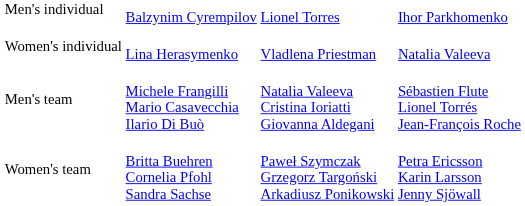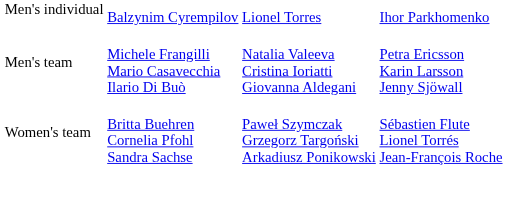- row: (63, 46)
(459, 107) Sébastien Flute Lionel Torrés Jean-François Roche -> (422, 70) Petra Ericsson Karin Larsson Jenny Sjöwall
(440, 177) Petra Ericsson Karin Larsson Jenny Sjöwall -> (441, 140) Sébastien Flute Lionel Torrés Jean-François Roche
